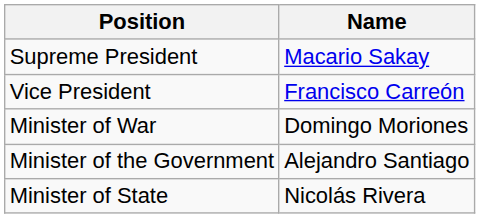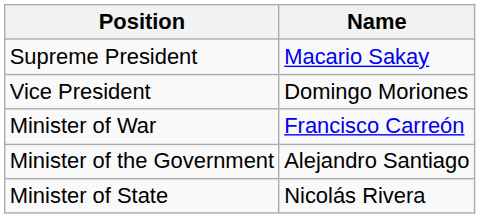(374, 91) Francisco Carreón -> (376, 91) Domingo Moriones
(376, 126) Domingo Moriones -> (374, 126) Francisco Carreón
